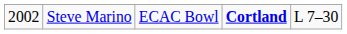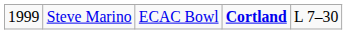(24, 16) 2002 -> (24, 16) 1999
